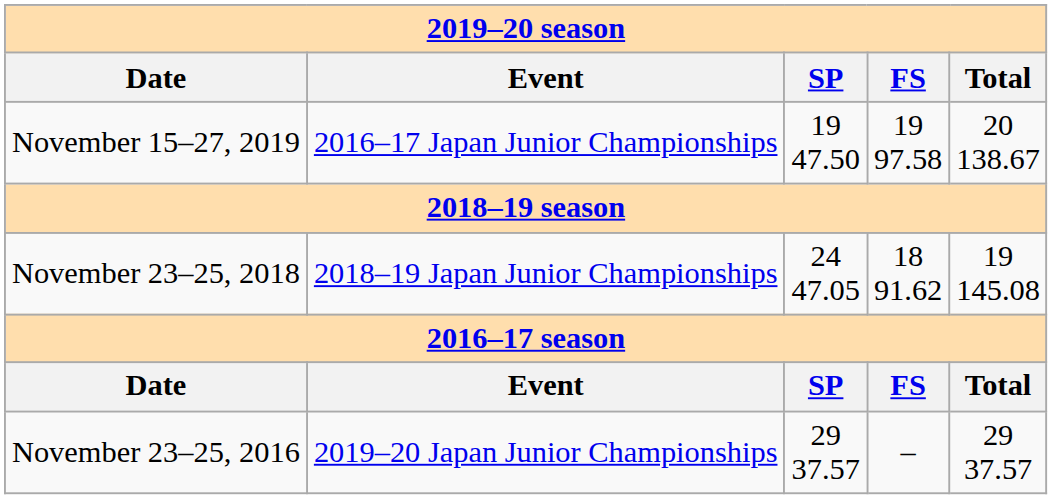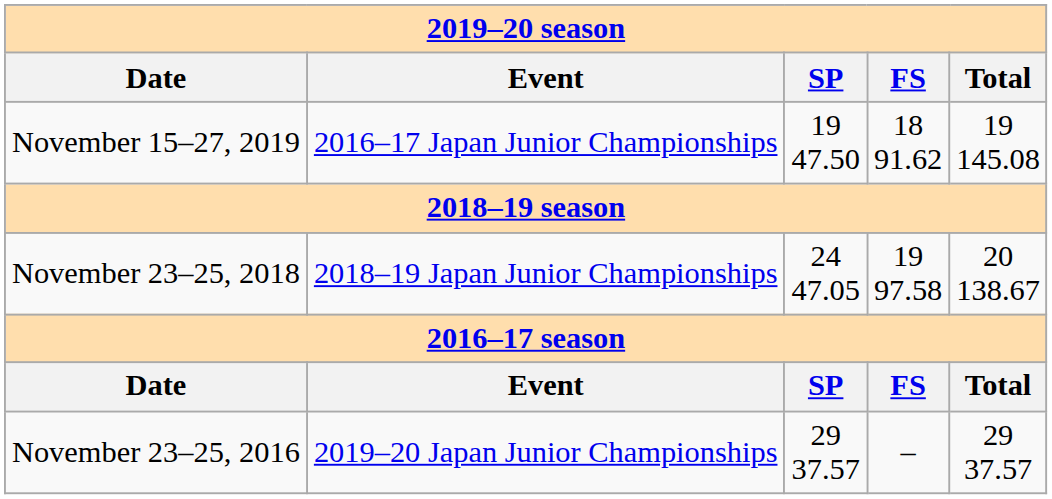(908, 142) 19 97.58 -> (908, 142) 18 91.62
(998, 142) 20 138.67 -> (998, 142) 19 145.08
(908, 272) 18 91.62 -> (908, 272) 19 97.58
(998, 272) 19 145.08 -> (998, 272) 20 138.67
